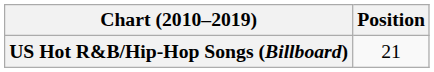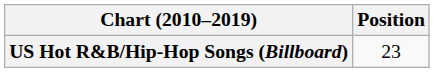(391, 51) 21 -> (391, 51) 23
